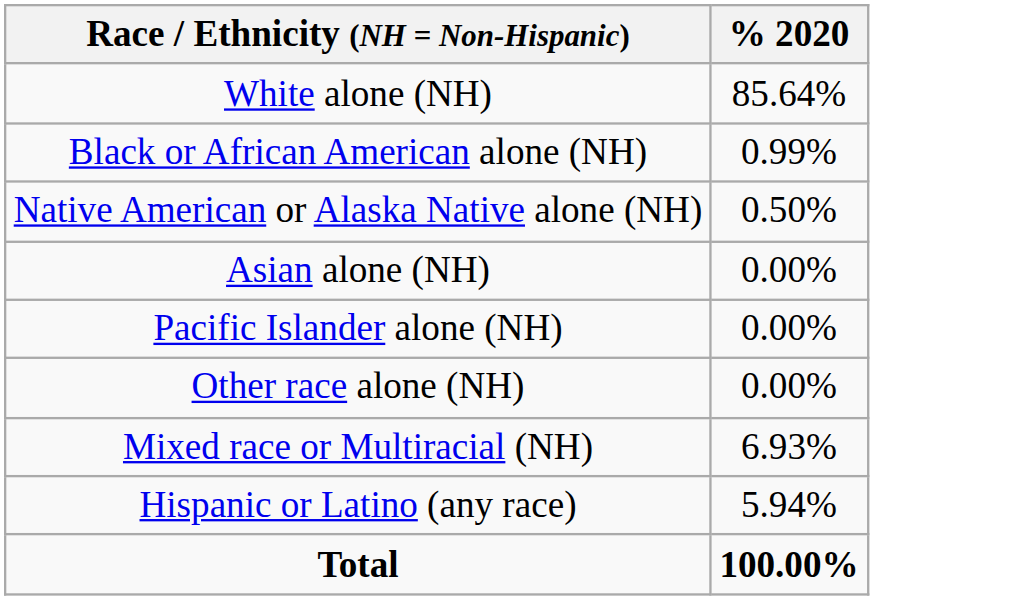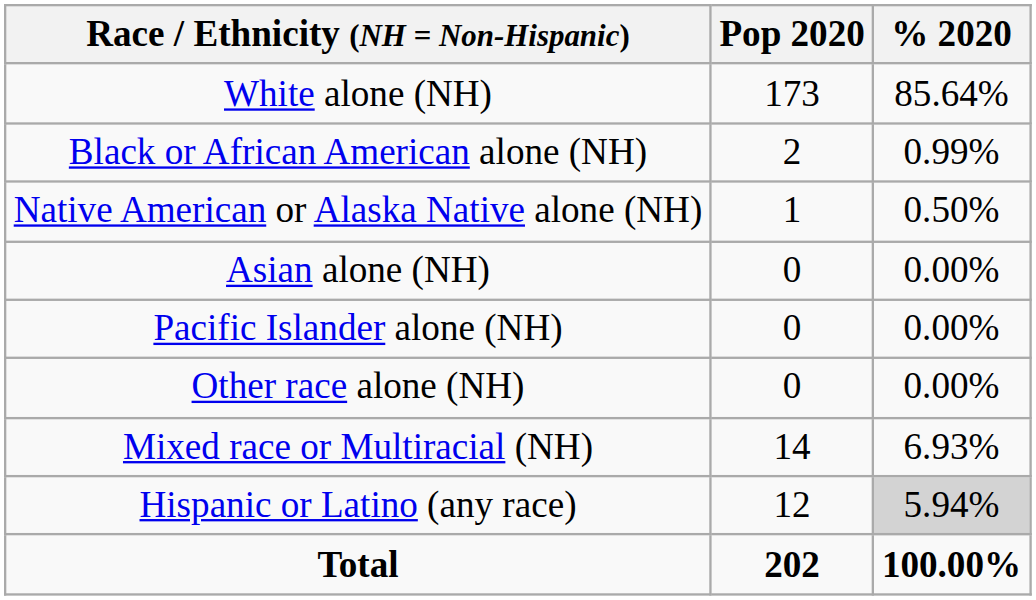+ column: (792, 33)
(789, 504) no background -> (951, 504) lightgrey background
